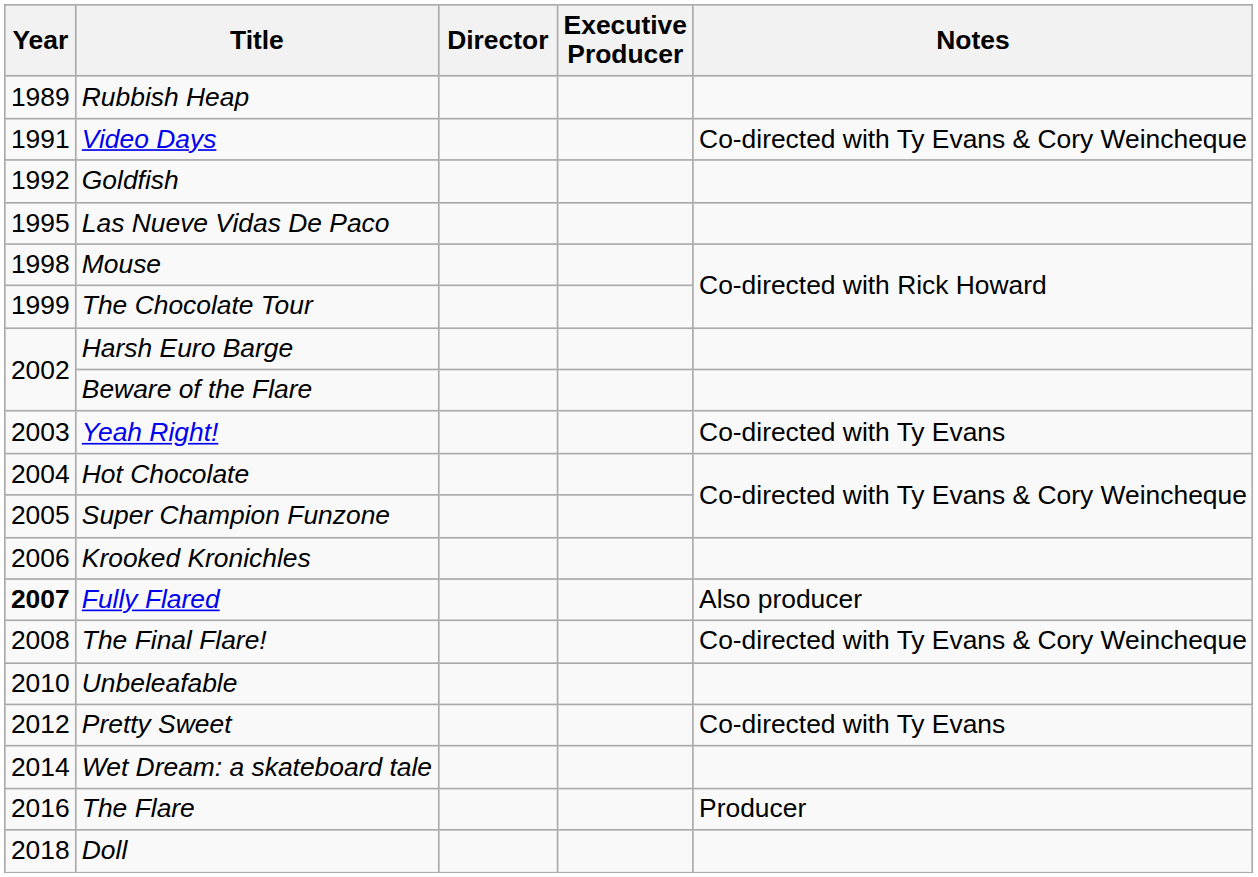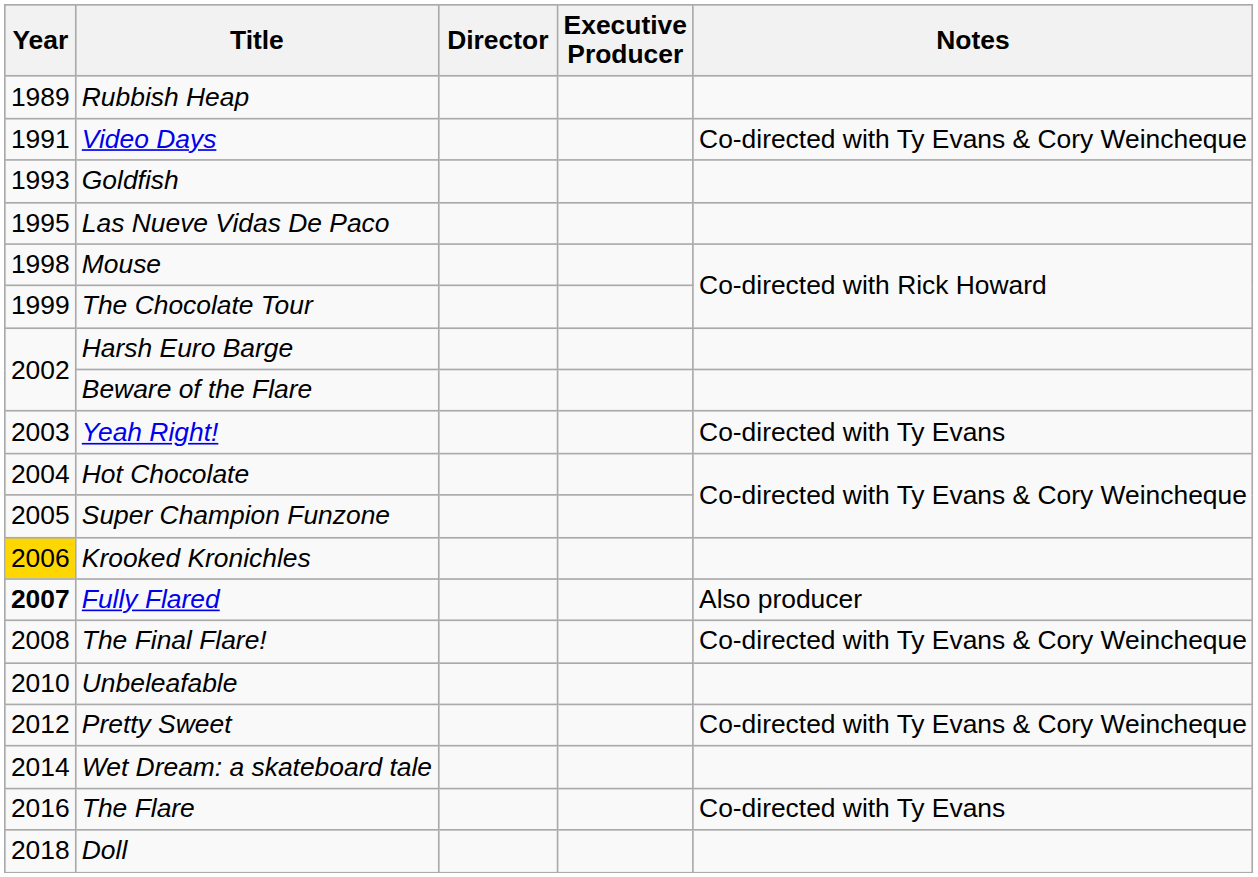(40, 180) 1992 -> (40, 180) 1993
(40, 557) no background -> (40, 557) gold background
(852, 725) Co-directed with Ty Evans -> (973, 725) Co-directed with Ty Evans & Cory Weincheque
(753, 808) Producer -> (852, 808) Co-directed with Ty Evans
